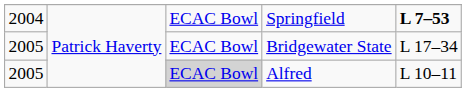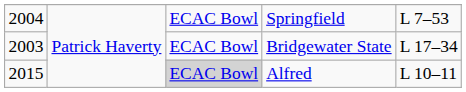(425, 18) bold -> (424, 18) normal
(26, 45) 2005 -> (26, 45) 2003
(26, 73) 2005 -> (26, 73) 2015
